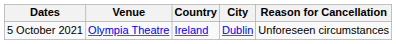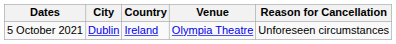columns swapped: (238, 13) <-> (129, 13)
